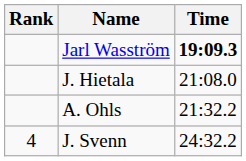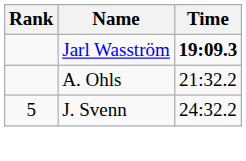- row: (98, 79)
(31, 140) 4 -> (31, 110) 5
